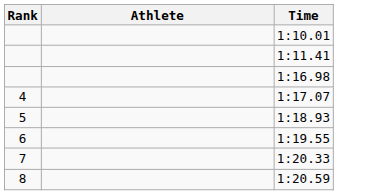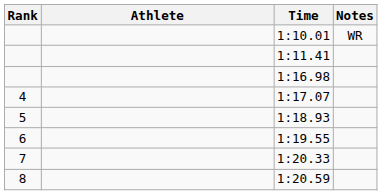+ column: (355, 15)
